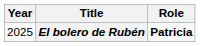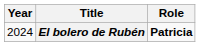(20, 32) 2025 -> (20, 32) 2024
